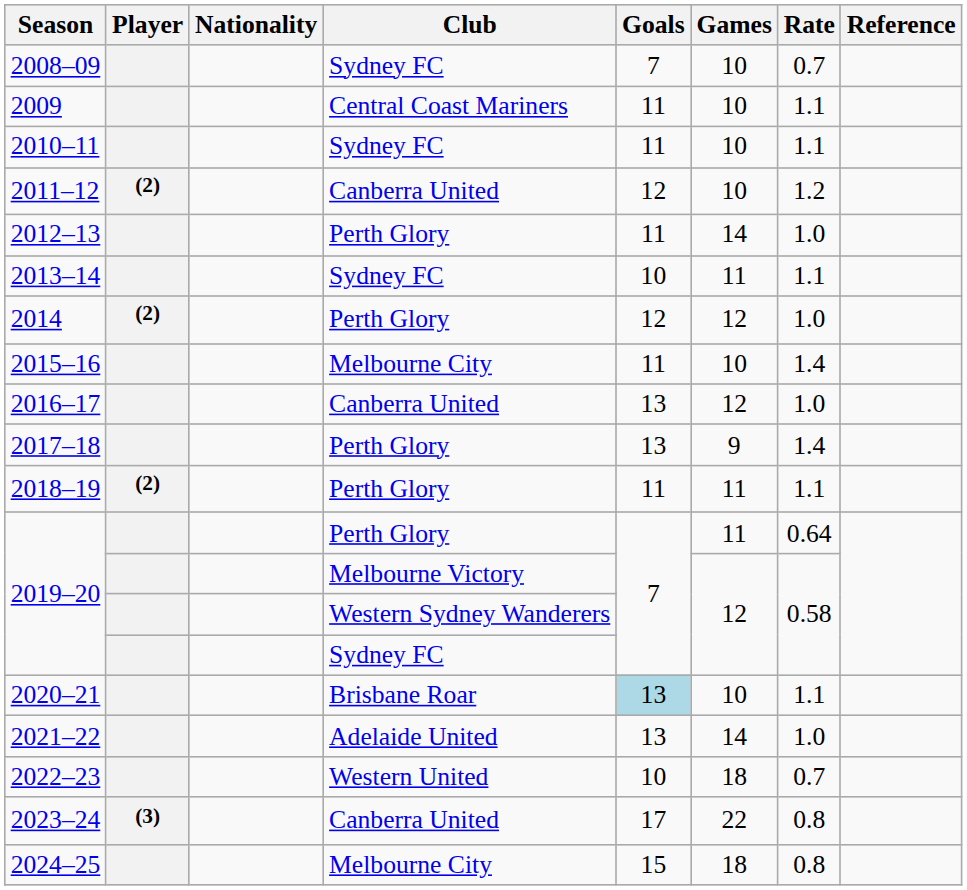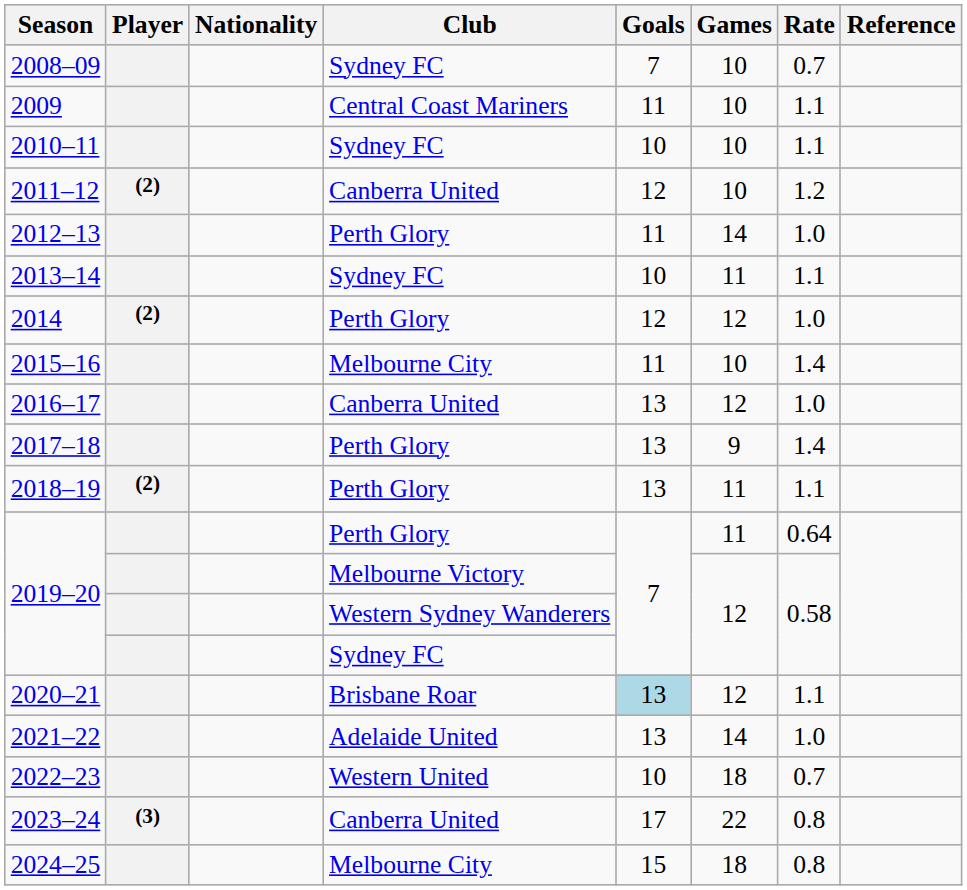(653, 146) 11 -> (653, 146) 10
(653, 488) 11 -> (653, 488) 13
(734, 695) 10 -> (734, 695) 12
